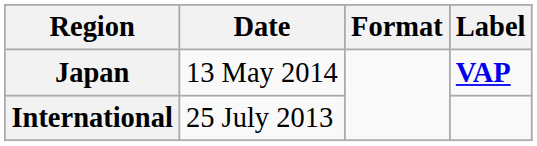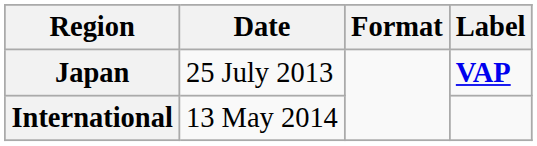(262, 72) 13 May 2014 -> (260, 72) 25 July 2013
(260, 117) 25 July 2013 -> (262, 117) 13 May 2014
